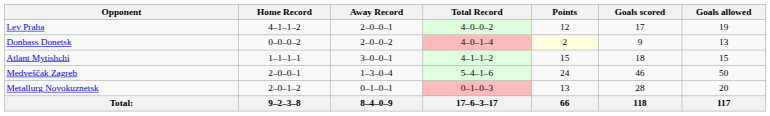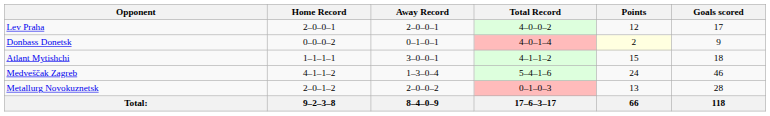- column: (724, 12)
(285, 27) 4–1–1–2 -> (319, 27) 2–0–0–1
(377, 42) 2–0–0–2 -> (422, 42) 0–1–0–1
(285, 73) 2–0–0–1 -> (319, 73) 4–1–1–2
(377, 88) 0–1–0–1 -> (422, 88) 2–0–0–2
